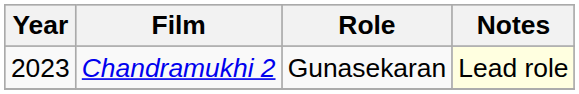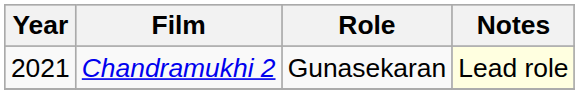(40, 67) 2023 -> (40, 67) 2021
